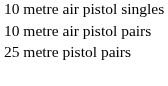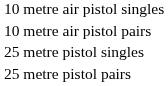+ row: (74, 52)
